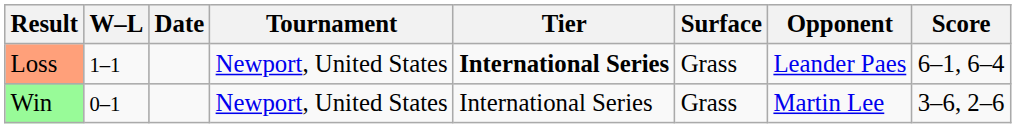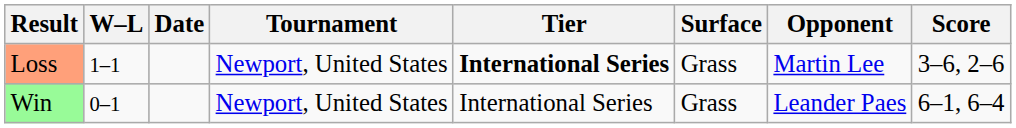(840, 63) Leander Paes -> (829, 63) Martin Lee
(961, 63) 6–1, 6–4 -> (961, 63) 3–6, 2–6
(829, 102) Martin Lee -> (840, 102) Leander Paes
(961, 102) 3–6, 2–6 -> (961, 102) 6–1, 6–4
